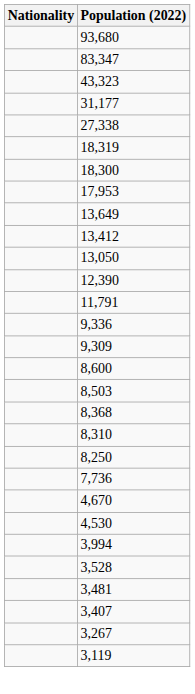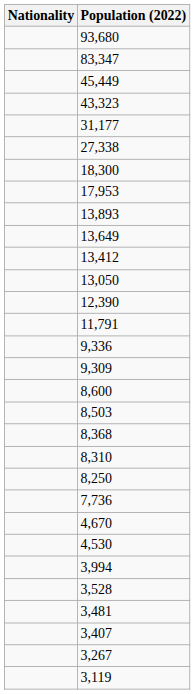+ row: (100, 81)
- row: (100, 147)
+ row: (100, 214)
